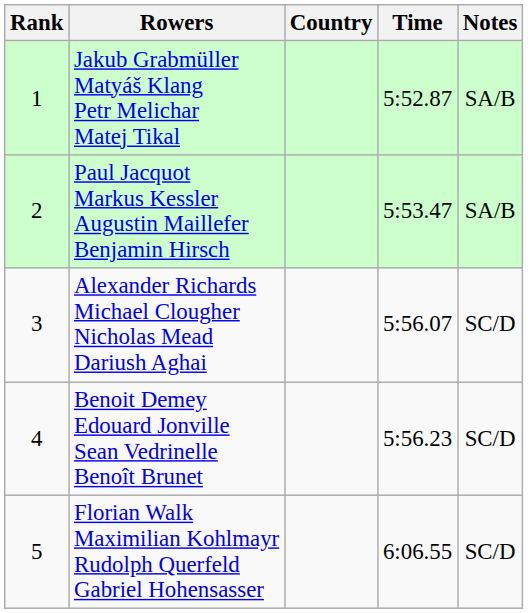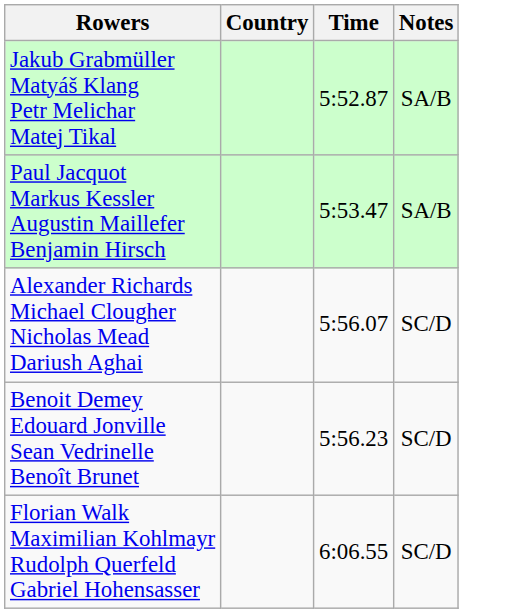- column: (37, 22)
